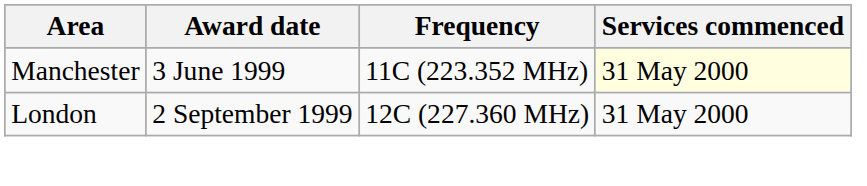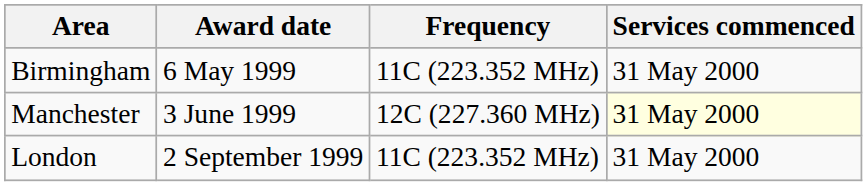+ row: (81, 69)
(477, 69) 11C (223.352 MHz) -> (488, 113) 12C (227.360 MHz)
(477, 113) 12C (227.360 MHz) -> (487, 157) 11C (223.352 MHz)
